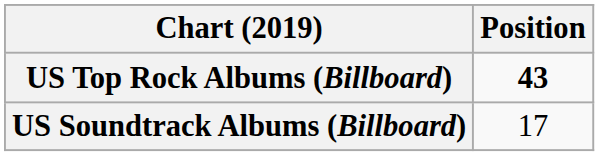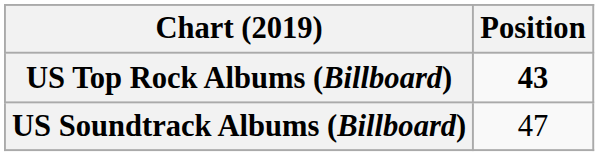(533, 125) 17 -> (533, 125) 47
